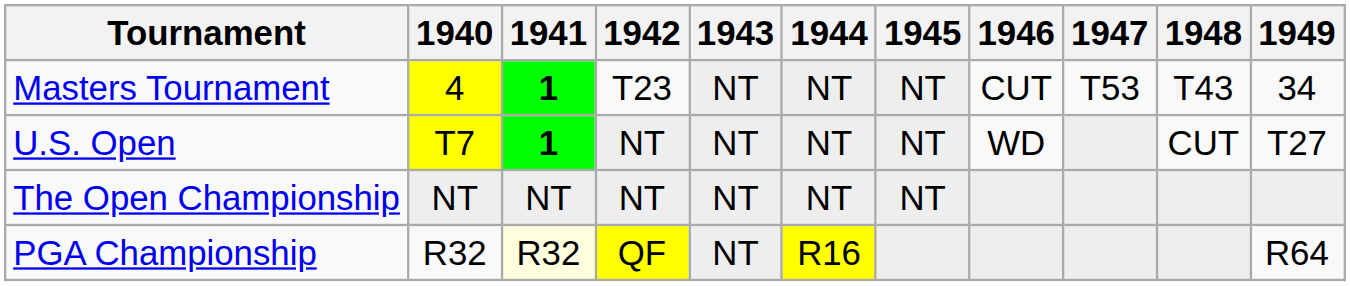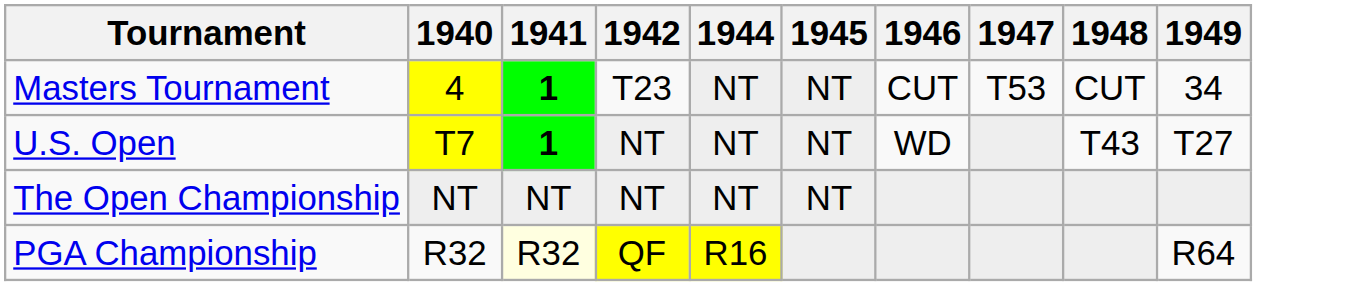- column: (735, 33)
(1203, 88) T43 -> (1110, 88) CUT
(1203, 143) CUT -> (1110, 143) T43
